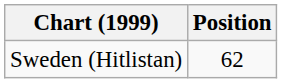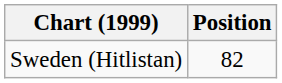(232, 58) 62 -> (232, 58) 82
